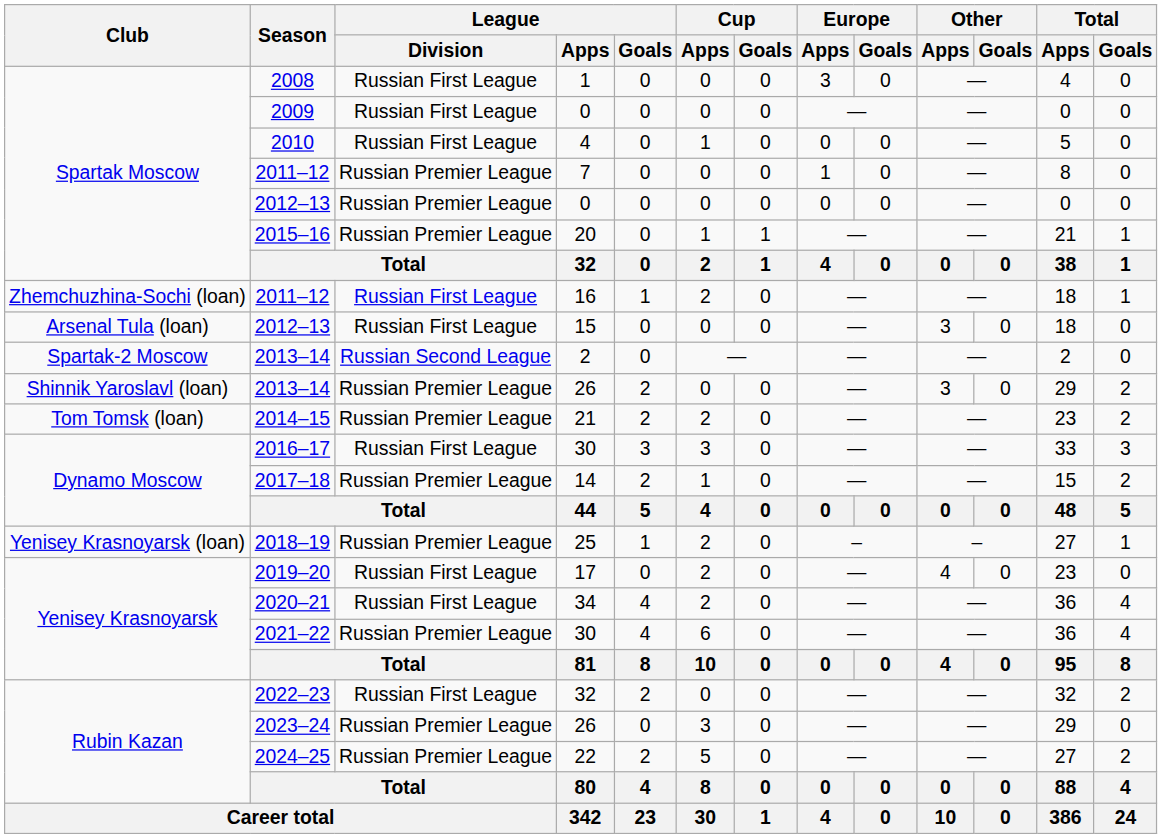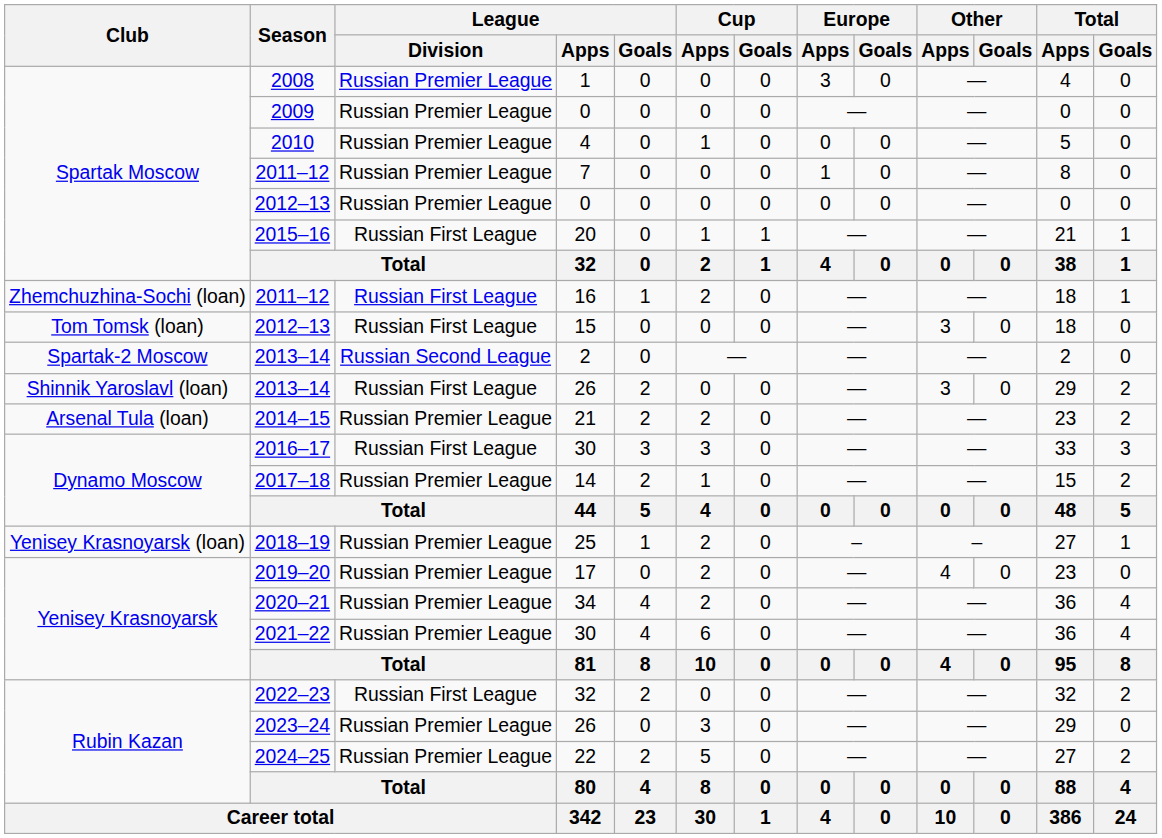(446, 81) Russian First League -> (446, 81) Russian Premier League
(446, 111) Russian First League -> (446, 111) Russian Premier League
(446, 142) Russian First League -> (446, 142) Russian Premier League
(446, 234) Russian Premier League -> (446, 234) Russian First League
(127, 326) Arsenal Tula (loan) -> (127, 326) Tom Tomsk (loan)
(446, 388) Russian Premier League -> (446, 388) Russian First League
(127, 419) Tom Tomsk (loan) -> (127, 419) Arsenal Tula (loan)
(446, 572) Russian First League -> (446, 572) Russian Premier League
(446, 603) Russian First League -> (446, 603) Russian Premier League
